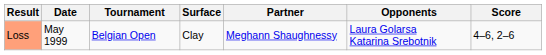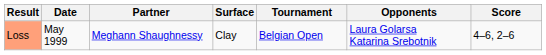columns swapped: (135, 12) <-> (285, 12)
